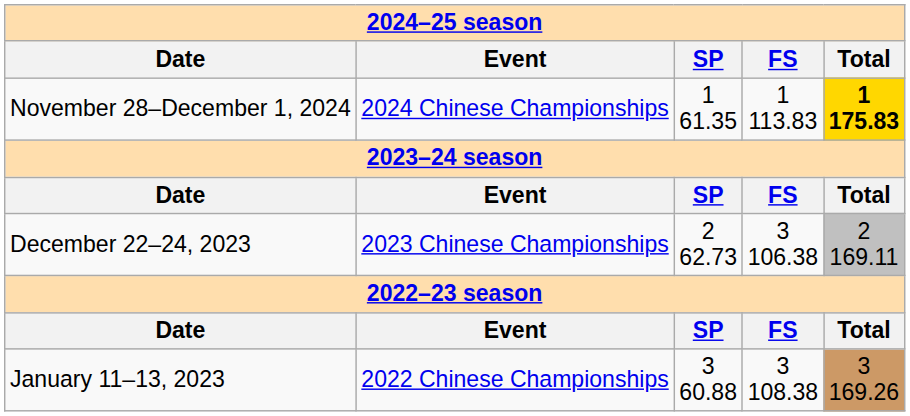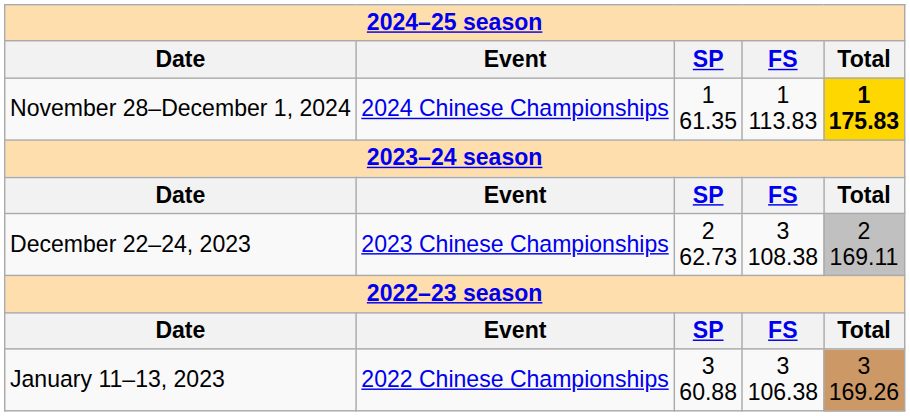(783, 244) 3 106.38 -> (783, 244) 3 108.38
(783, 379) 3 108.38 -> (783, 379) 3 106.38
